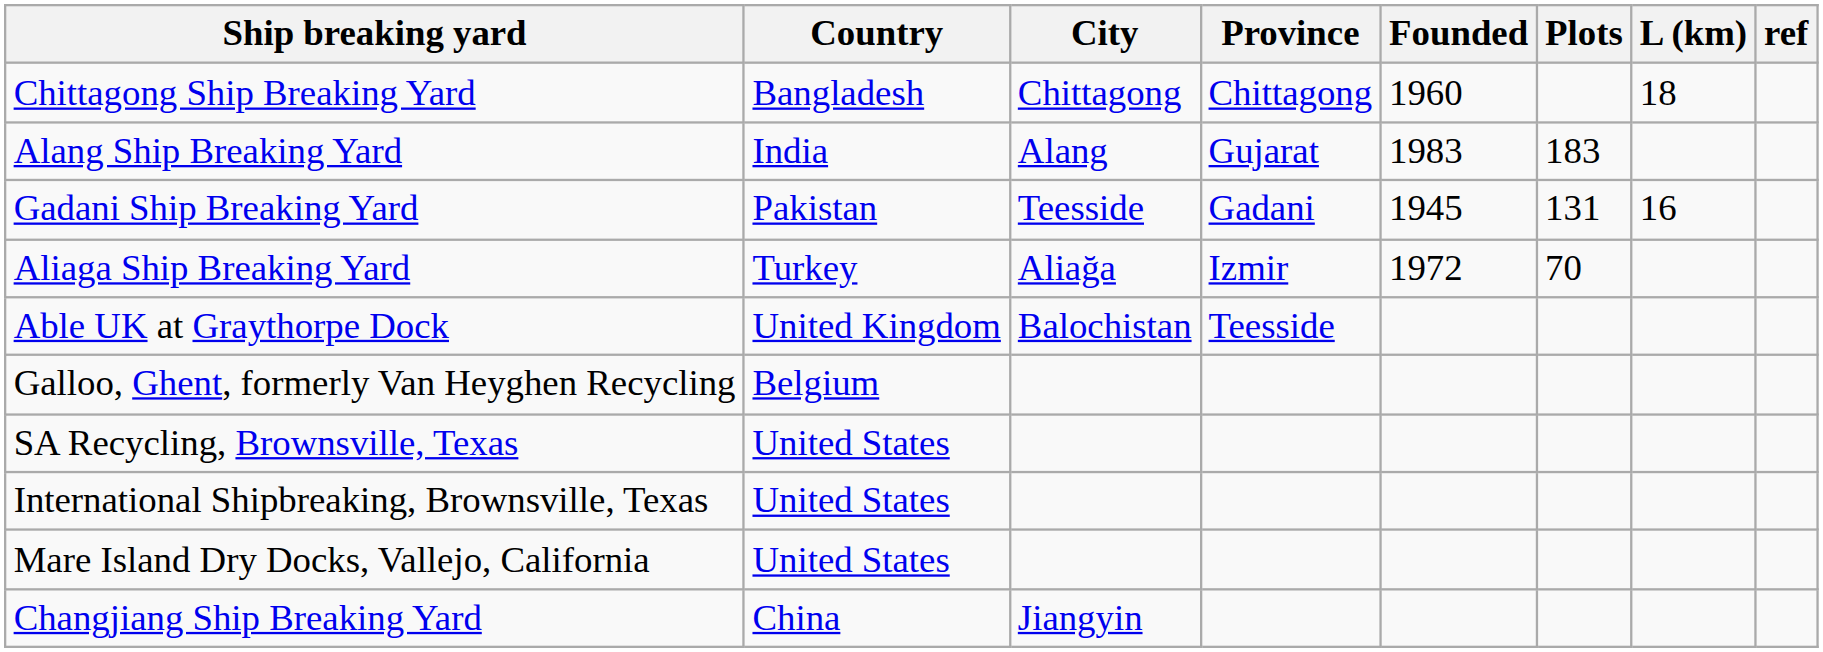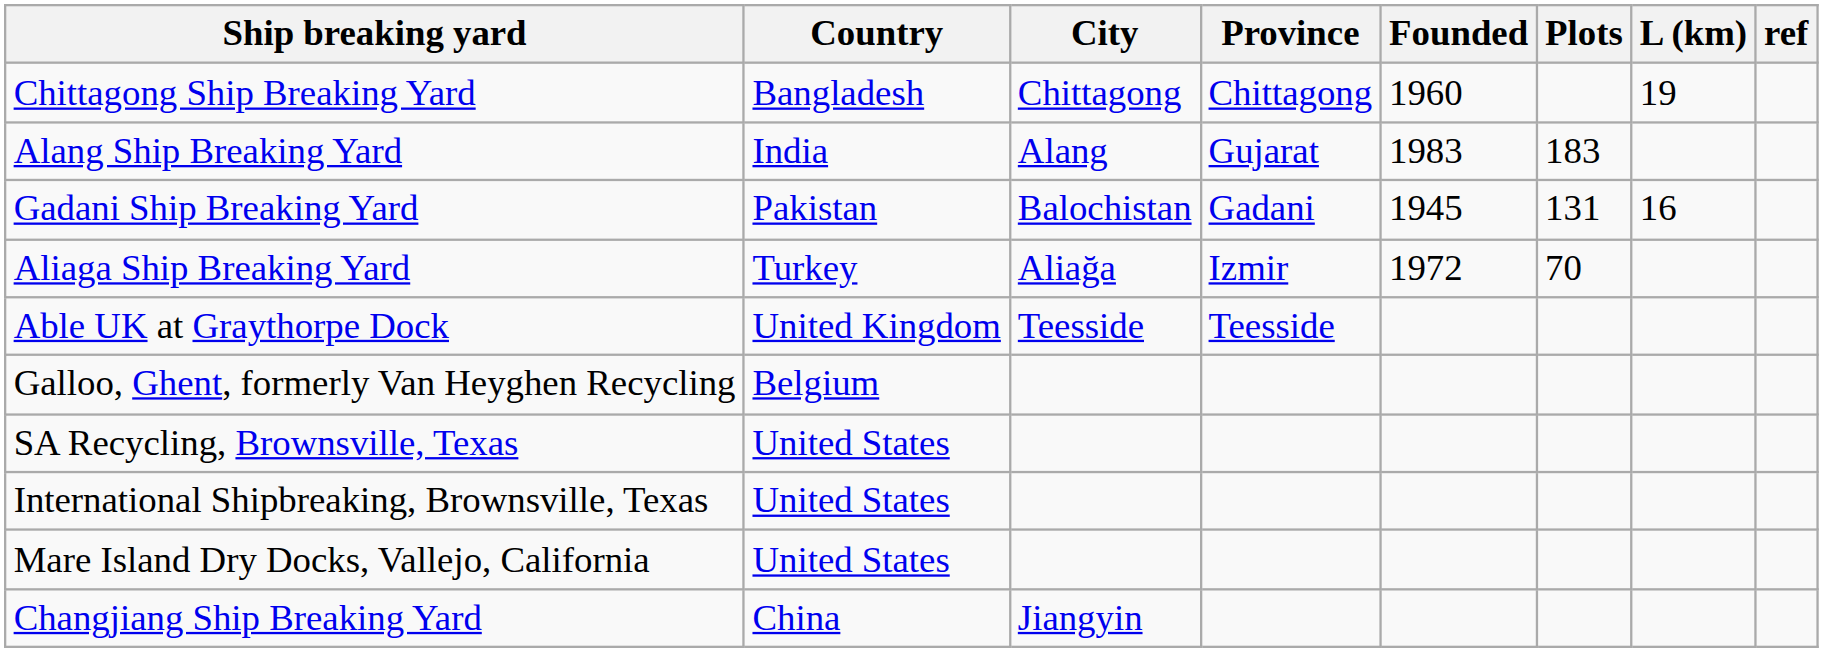(1658, 92) 18 -> (1658, 92) 19
(1081, 208) Teesside -> (1105, 208) Balochistan
(1105, 325) Balochistan -> (1081, 325) Teesside
